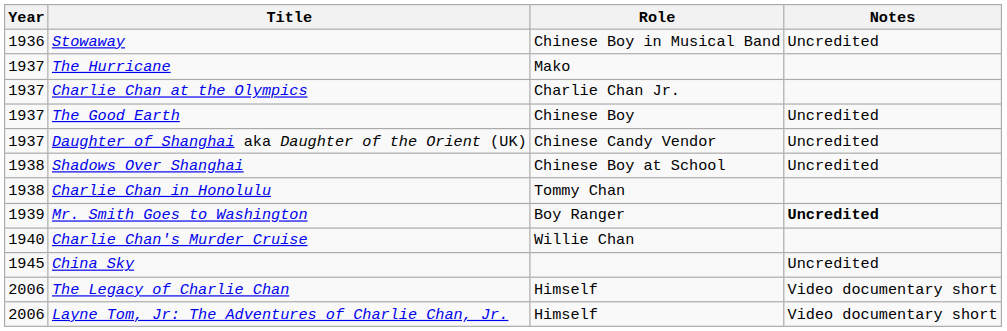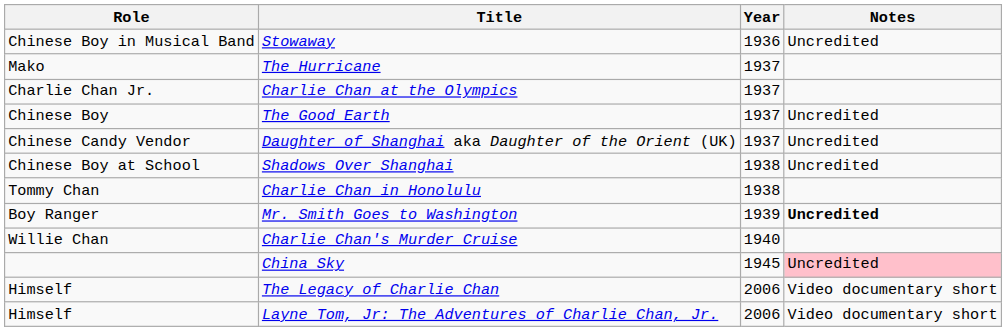columns swapped: (26, 17) <-> (657, 17)
(833, 265) no background -> (833, 265) pink background
